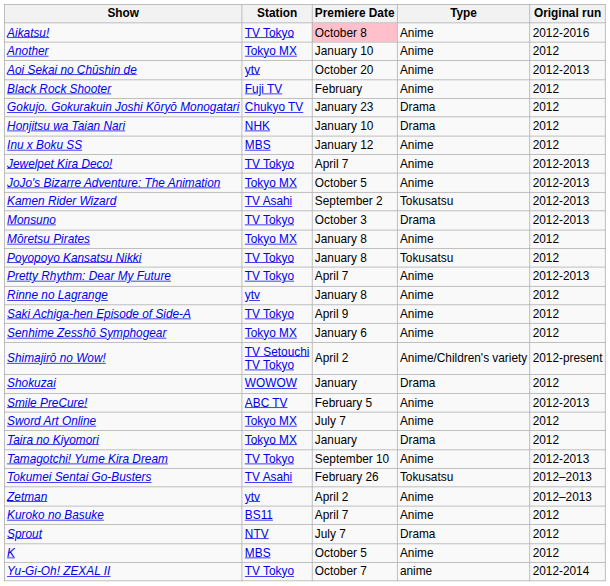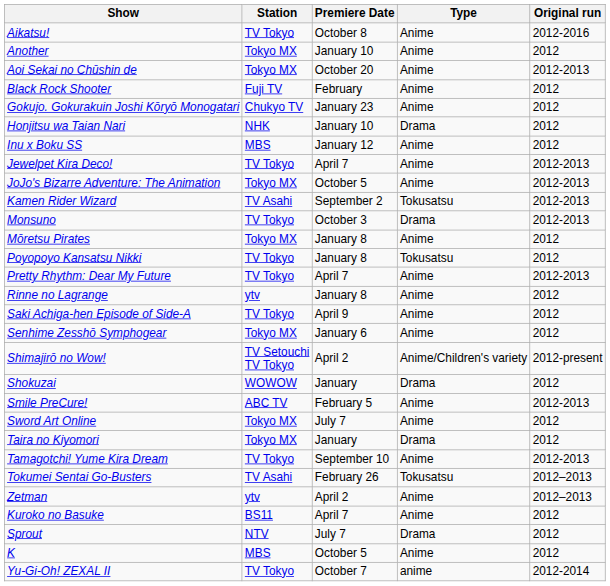(341, 32) pink background -> (341, 32) no background
(252, 70) ytv -> (271, 70) Tokyo MX
(418, 107) Drama -> (417, 107) Anime
